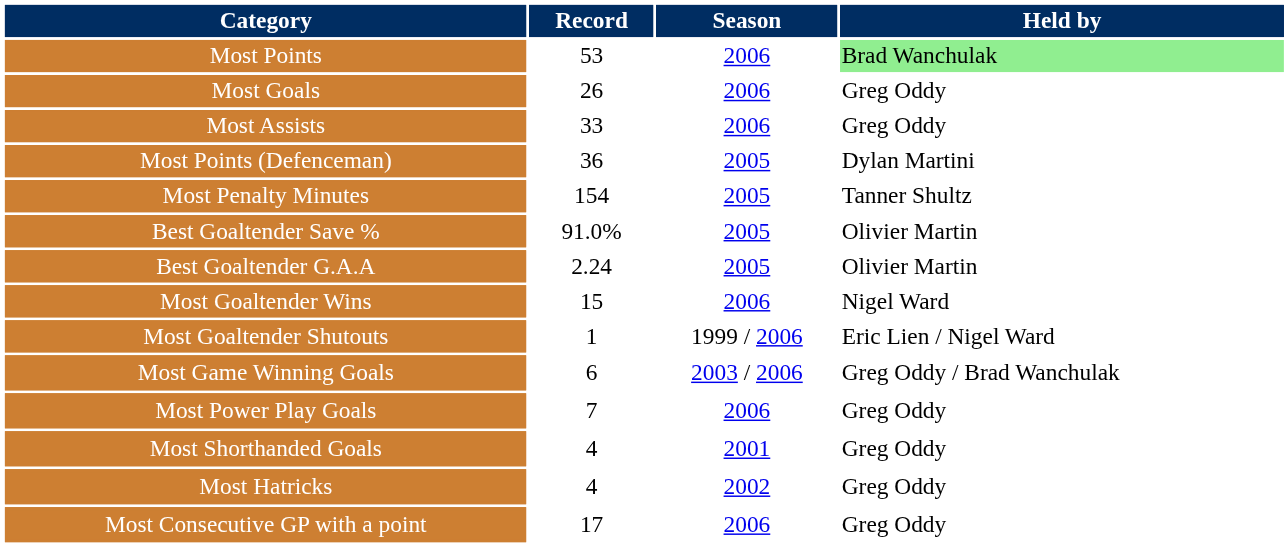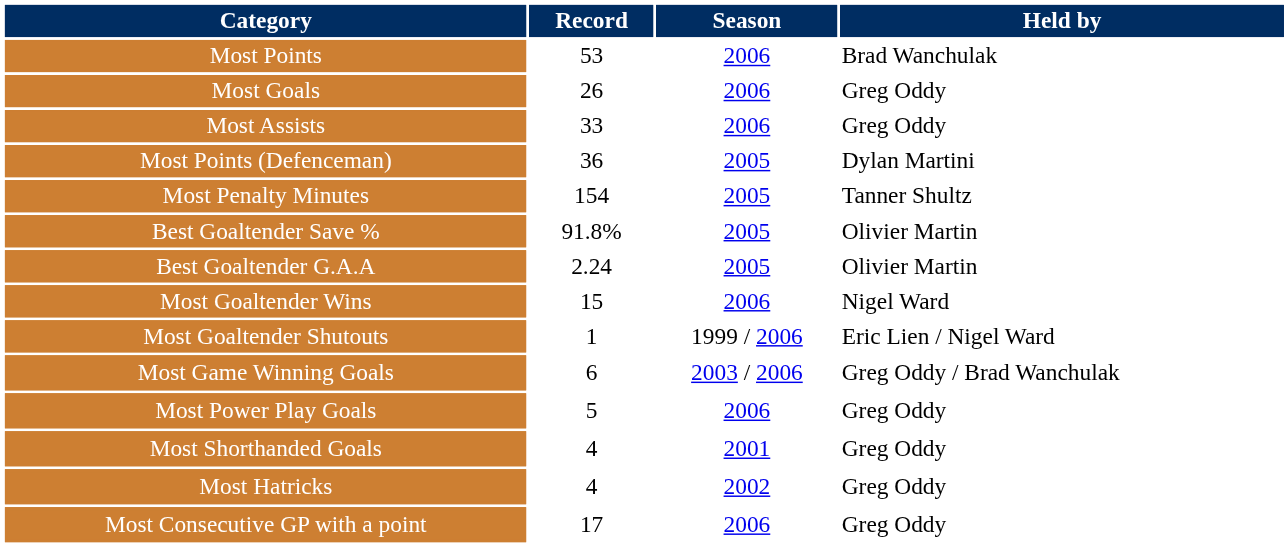(919, 55) lightgreen background -> (919, 55) no background
(592, 230) 91.0% -> (592, 230) 91.8%
(592, 410) 7 -> (592, 410) 5
